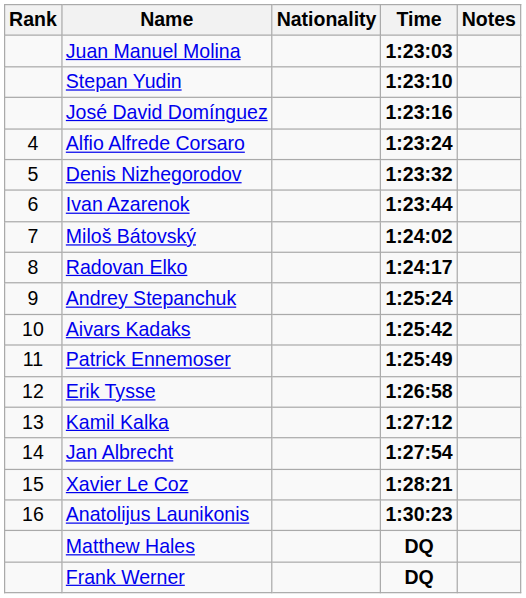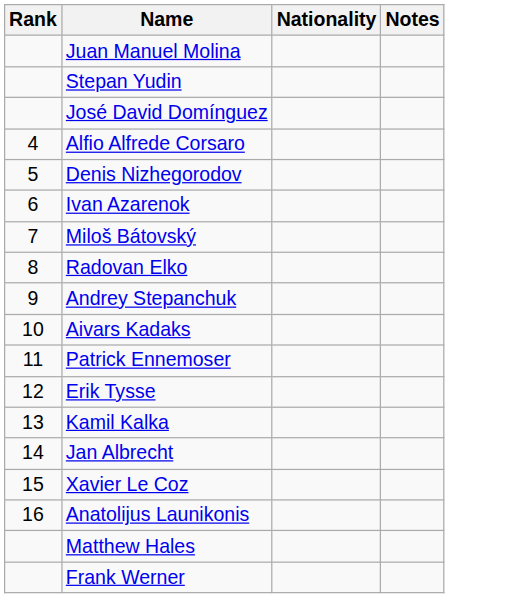- column: (419, 19)
